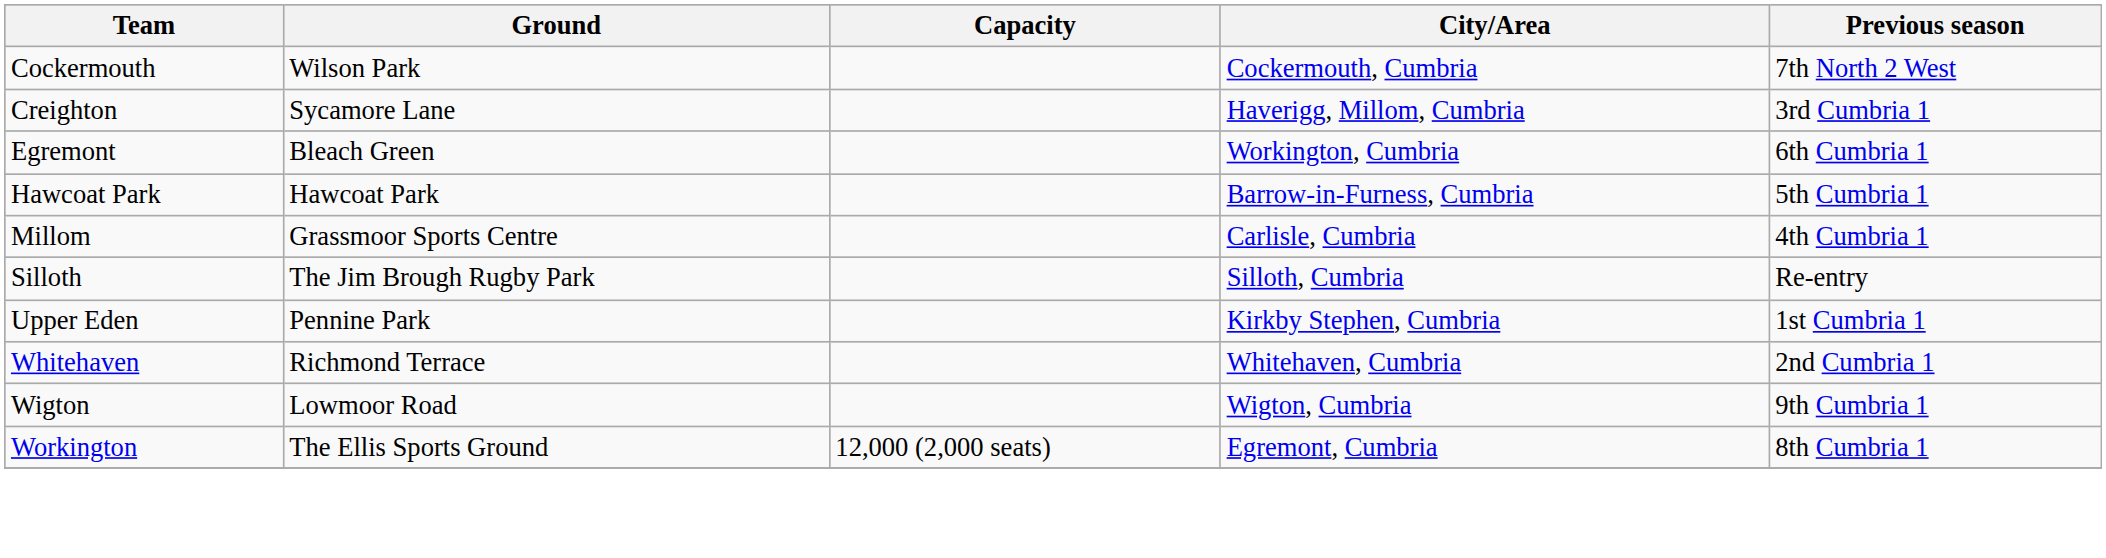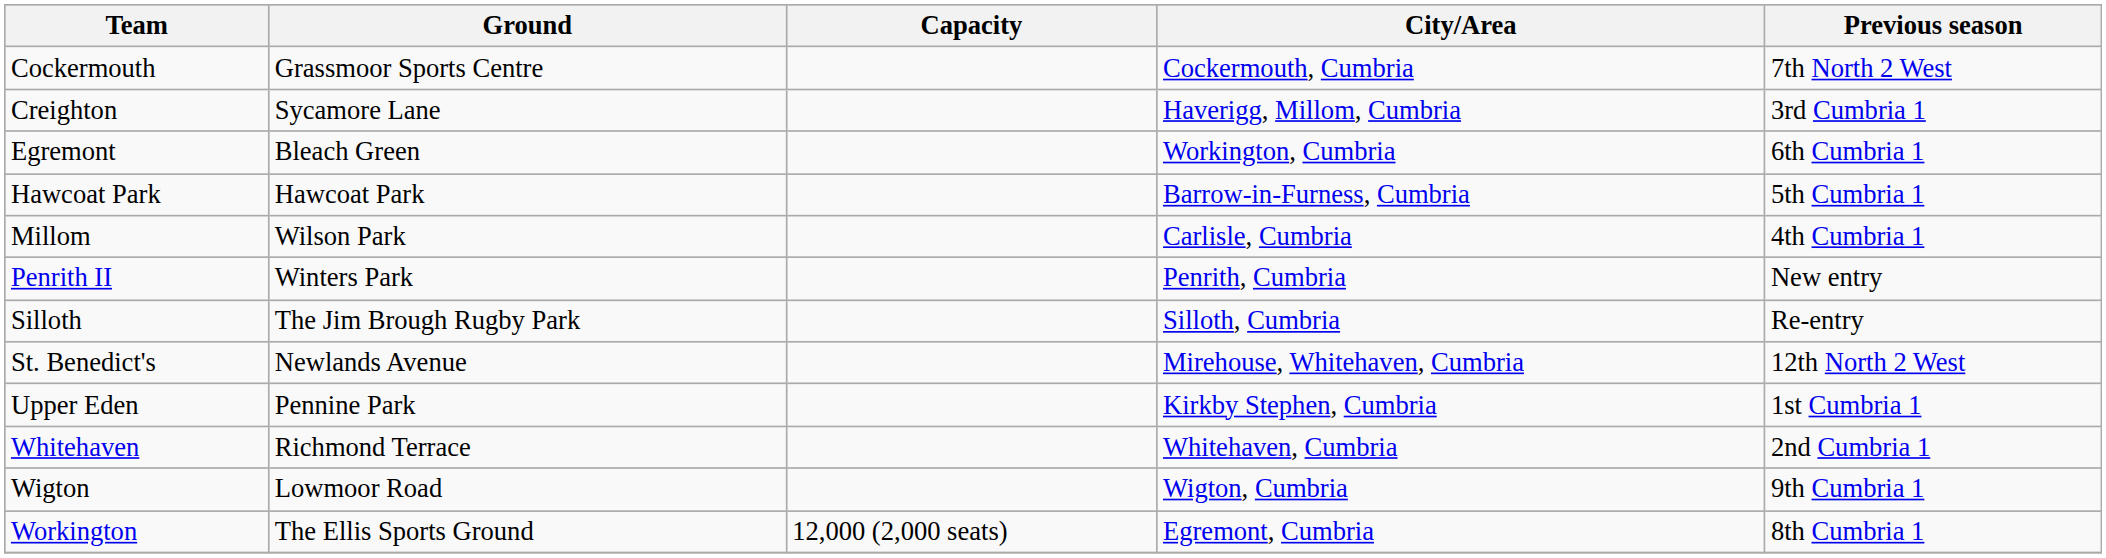(355, 67) Wilson Park -> (409, 67) Grassmoor Sports Centre
(424, 236) Grassmoor Sports Centre -> (340, 236) Wilson Park
+ row: (61, 278)
+ row: (83, 362)
